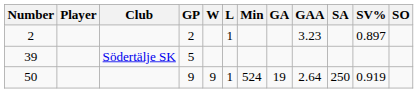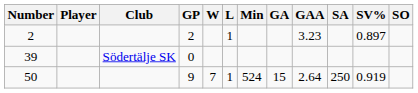(191, 56) 5 -> (191, 56) 0
(213, 77) 9 -> (213, 77) 7
(279, 77) 19 -> (279, 77) 15
